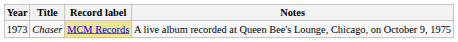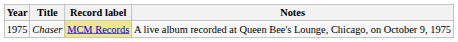(17, 29) 1973 -> (17, 29) 1975
